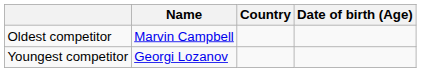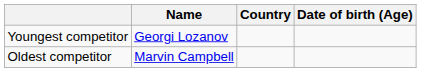rows swapped: (68, 57) <-> (60, 36)
